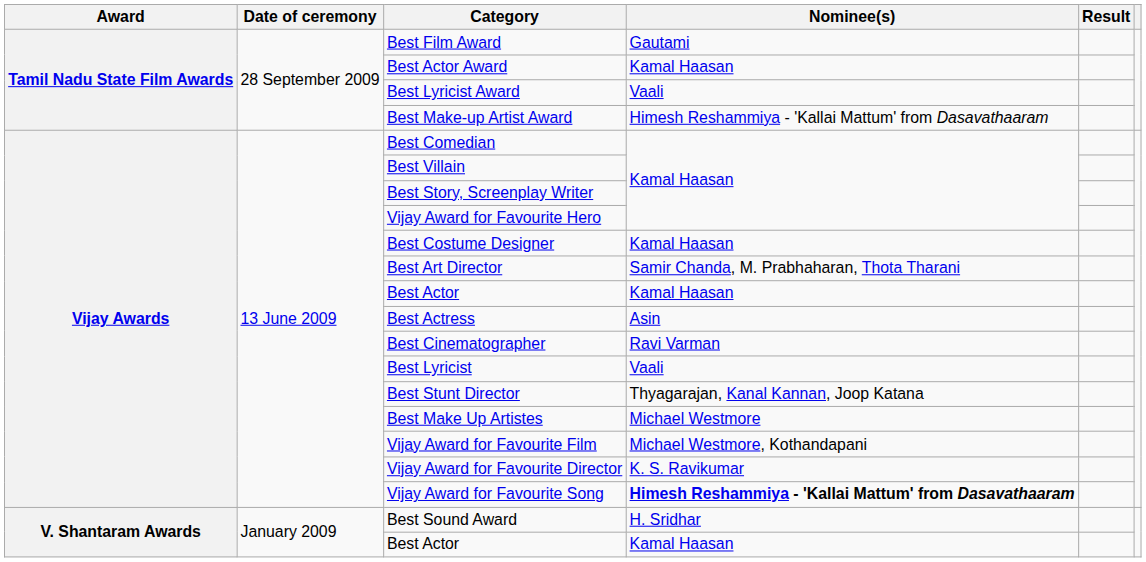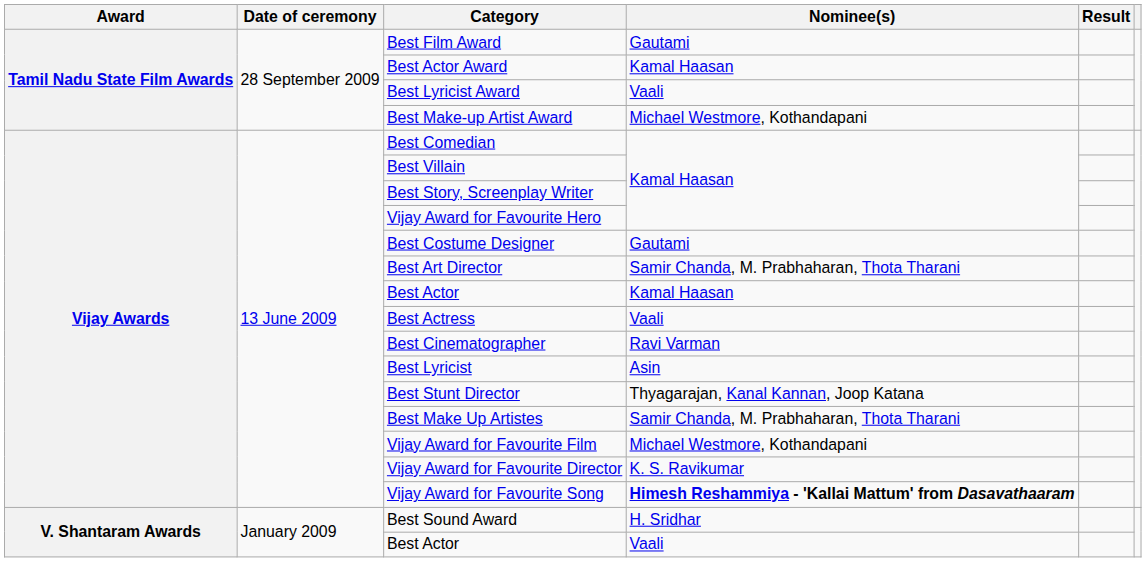(839, 117) Himesh Reshammiya - 'Kallai Mattum' from Dasavathaaram -> (748, 117) Michael Westmore, Kothandapani
(682, 243) Kamal Haasan -> (660, 243) Gautami
(645, 318) Asin -> (647, 318) Vaali
(647, 368) Vaali -> (645, 368) Asin
(695, 419) Michael Westmore -> (795, 419) Samir Chanda, M. Prabhaharan, Thota Tharani
(682, 544) Kamal Haasan -> (647, 544) Vaali
